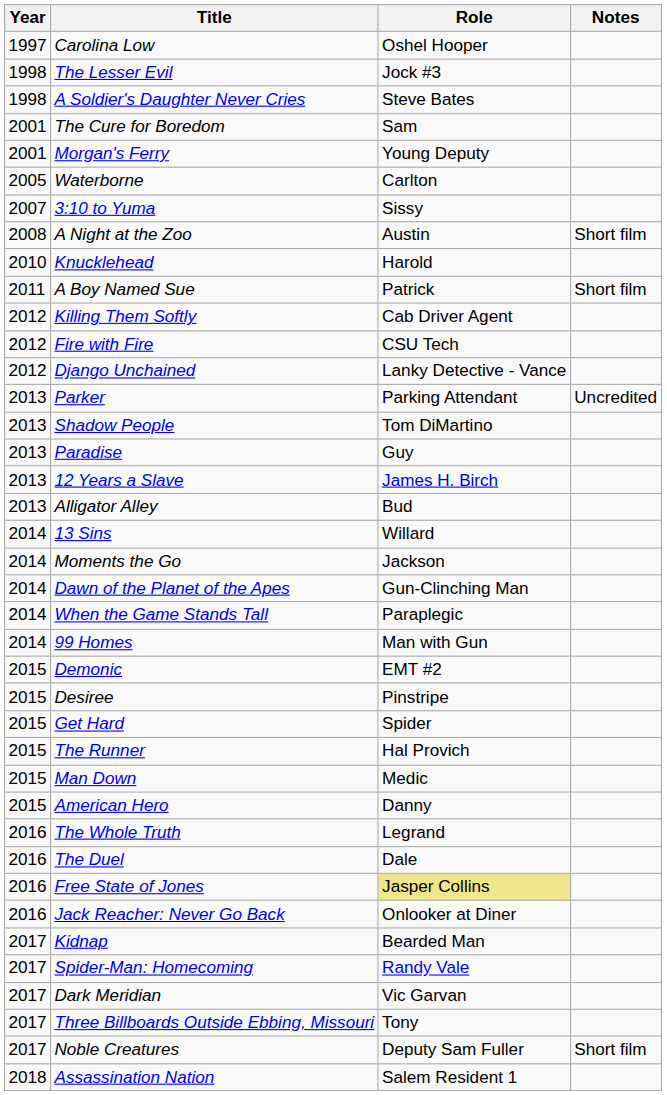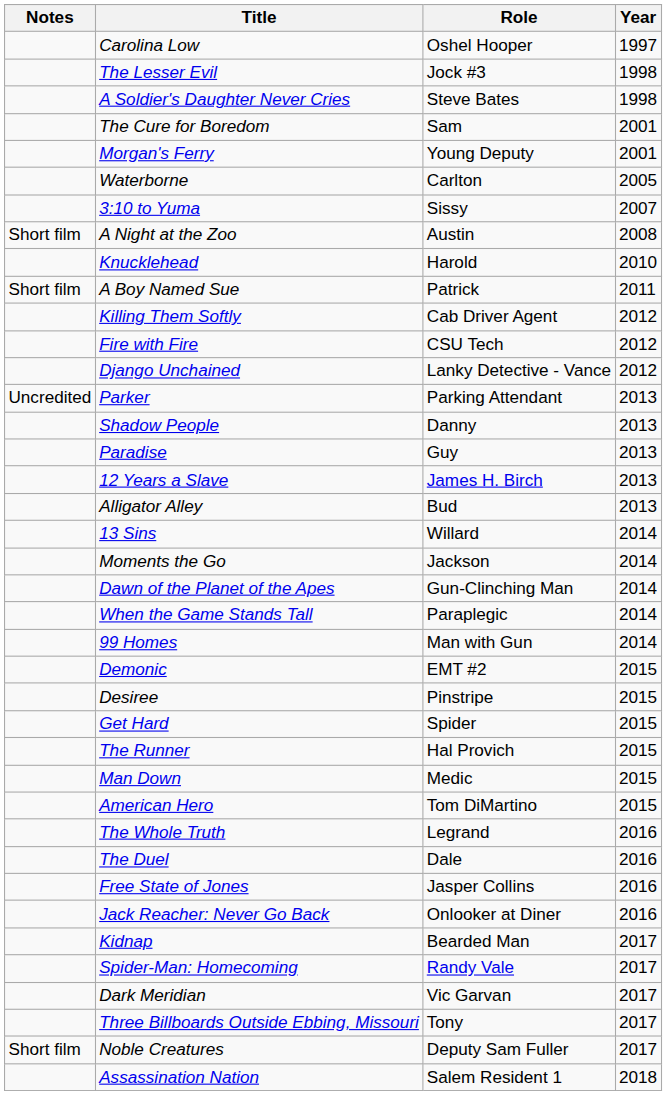columns swapped: (28, 18) <-> (616, 18)
(437, 425) Tom DiMartino -> (452, 425) Danny
(407, 805) Danny -> (482, 805) Tom DiMartino
(436, 886) khaki background -> (481, 886) no background
